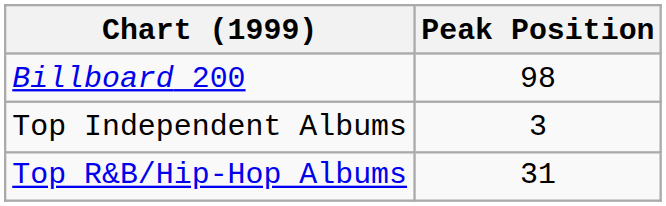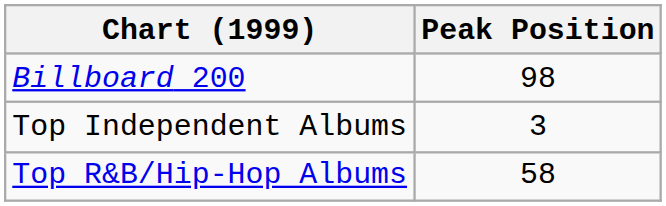(538, 176) 31 -> (538, 176) 58
